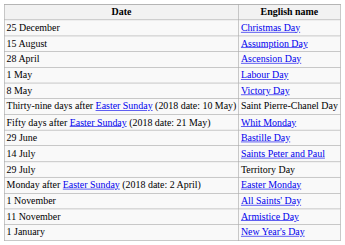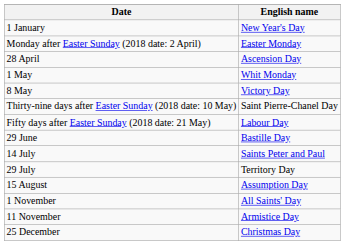rows swapped: (26, 232) <-> (33, 28)
rows swapped: (104, 185) <-> (27, 43)
(265, 75) Labour Day -> (269, 75) Whit Monday
(269, 122) Whit Monday -> (265, 122) Labour Day
